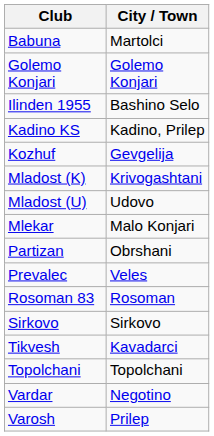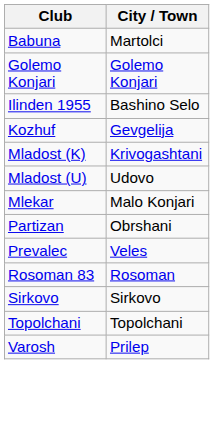- row: (44, 130)
- row: (34, 347)
- row: (30, 395)
